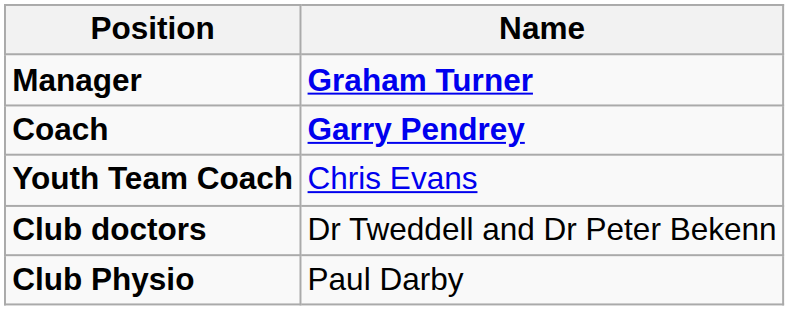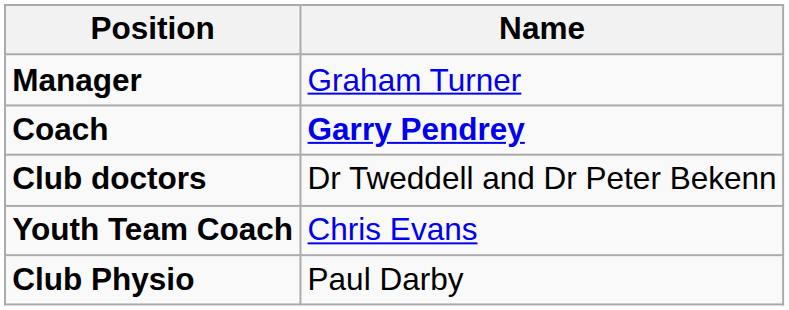(420, 79) bold -> (414, 79) normal
rows swapped: (153, 179) <-> (109, 229)
